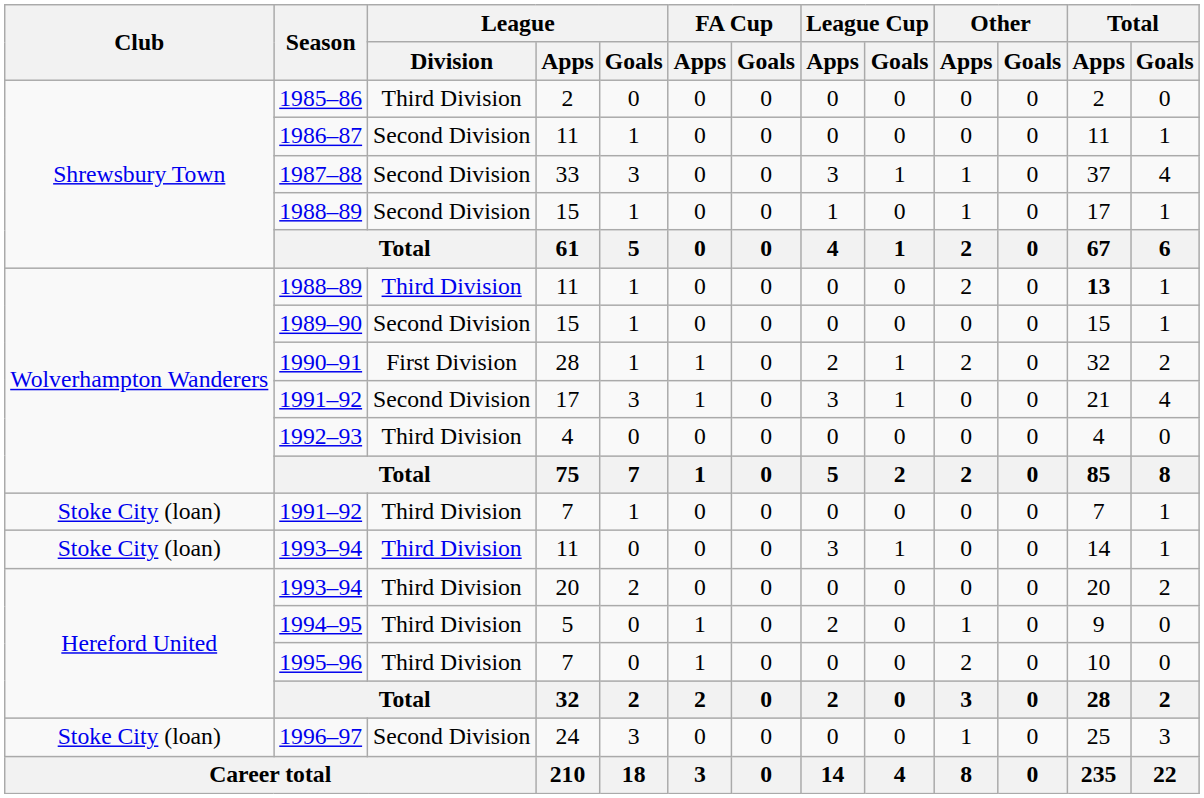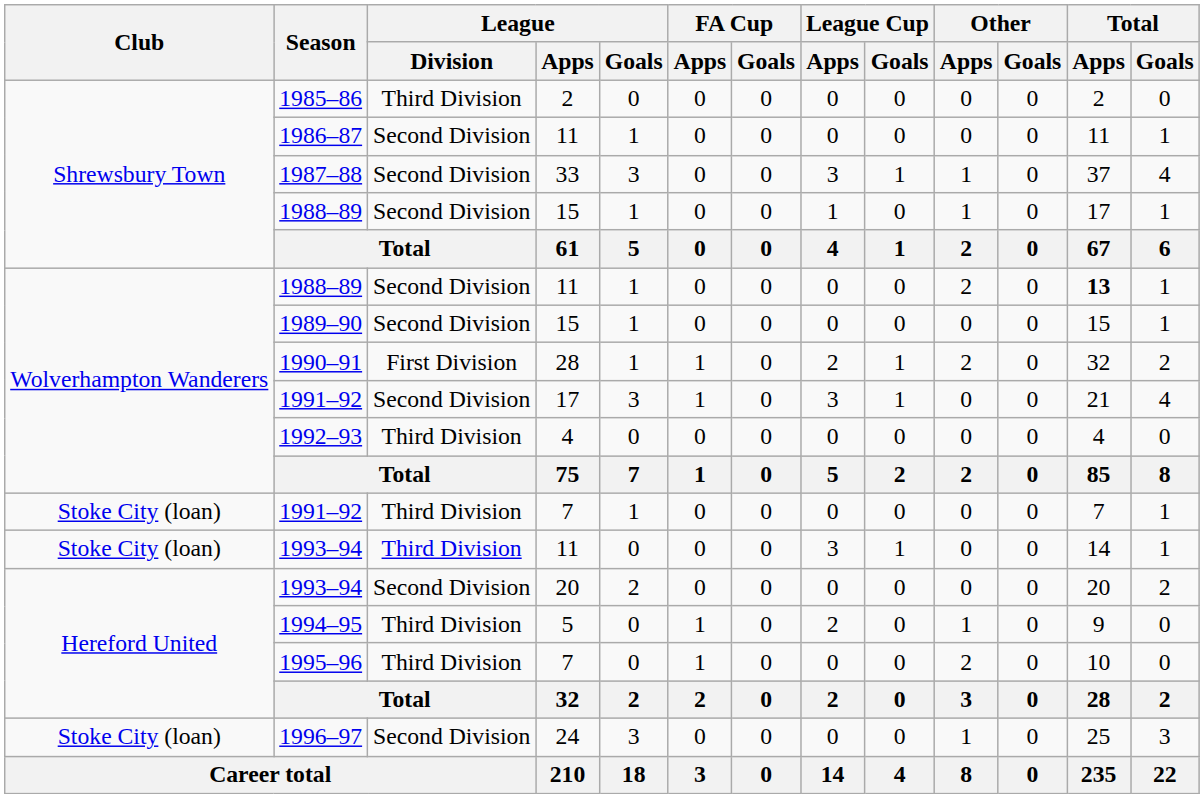(452, 286) Third Division -> (452, 286) Second Division
(452, 586) Third Division -> (452, 586) Second Division
